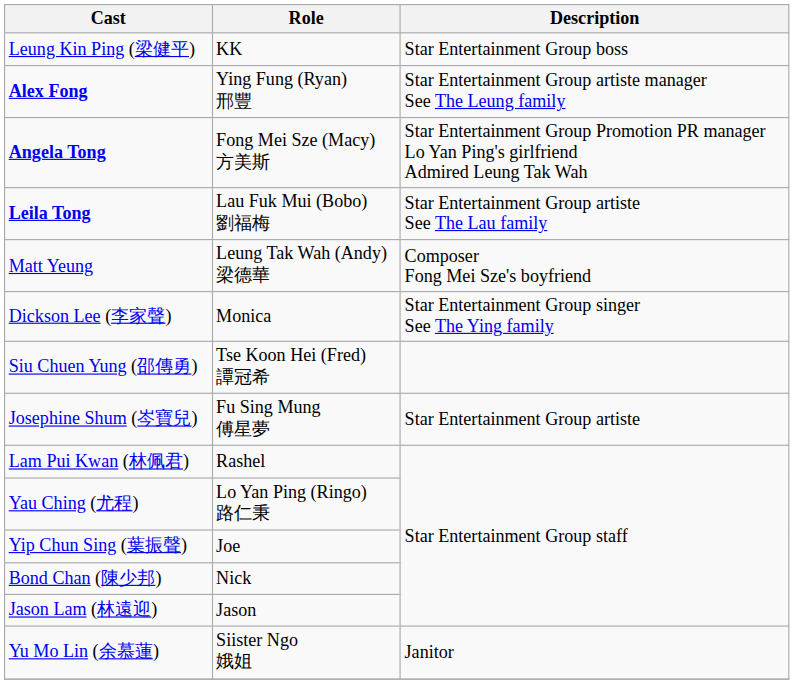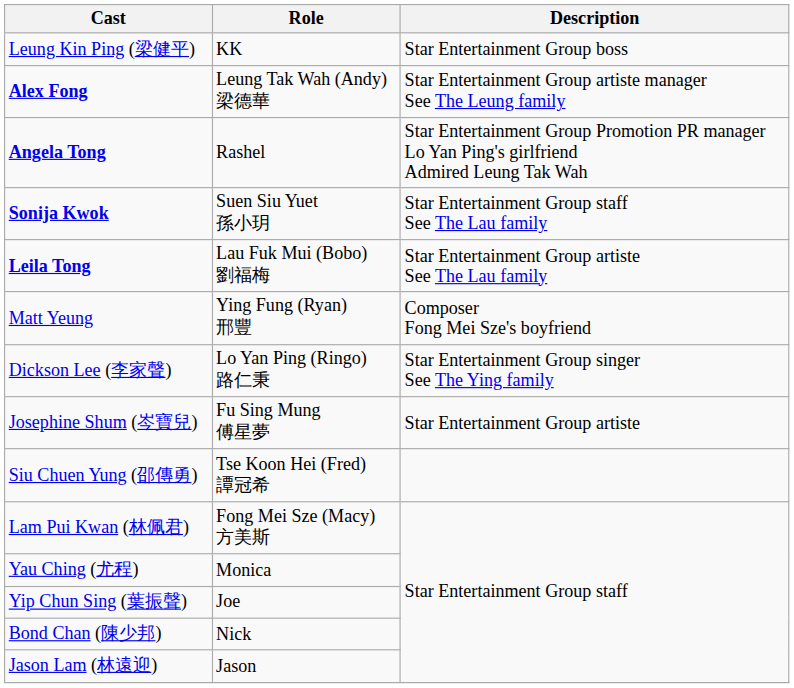(282, 90) Ying Fung (Ryan) 邢豐 -> (302, 90) Leung Tak Wah (Andy) 梁德華
(296, 151) Fong Mei Sze (Macy) 方美斯 -> (241, 152) Rashel
+ row: (59, 213)
(302, 264) Leung Tak Wah (Andy) 梁德華 -> (282, 316) Ying Fung (Ryan) 邢豐
(244, 316) Monica -> (291, 369) Lo Yan Ping (Ringo) 路仁秉
rows swapped: (103, 418) <-> (103, 366)
(241, 461) Rashel -> (296, 526) Fong Mei Sze (Macy) 方美斯
(291, 502) Lo Yan Ping (Ringo) 路仁秉 -> (244, 569) Monica
- row: (84, 651)
